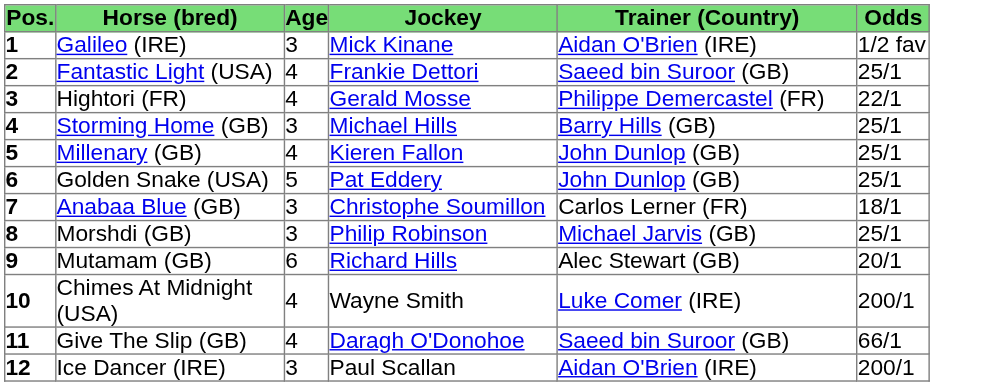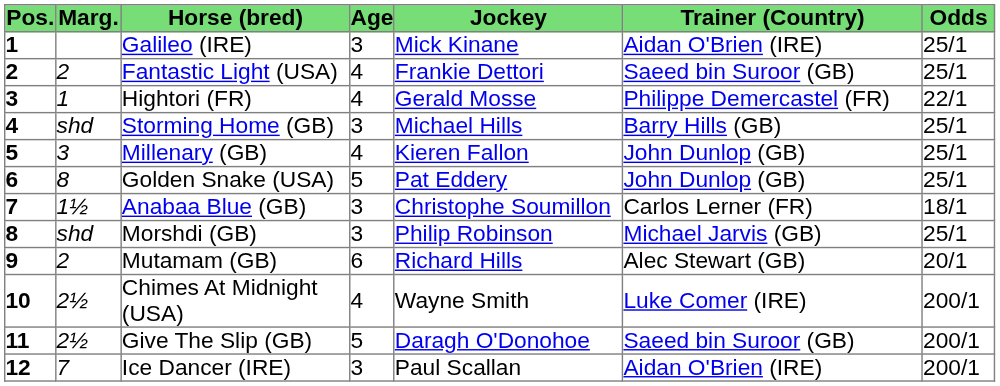+ column: (88, 17)
(892, 44) 1/2 fav -> (945, 44) 25/1
(291, 340) 4 -> (357, 340) 5
(880, 340) 66/1 -> (952, 340) 200/1
